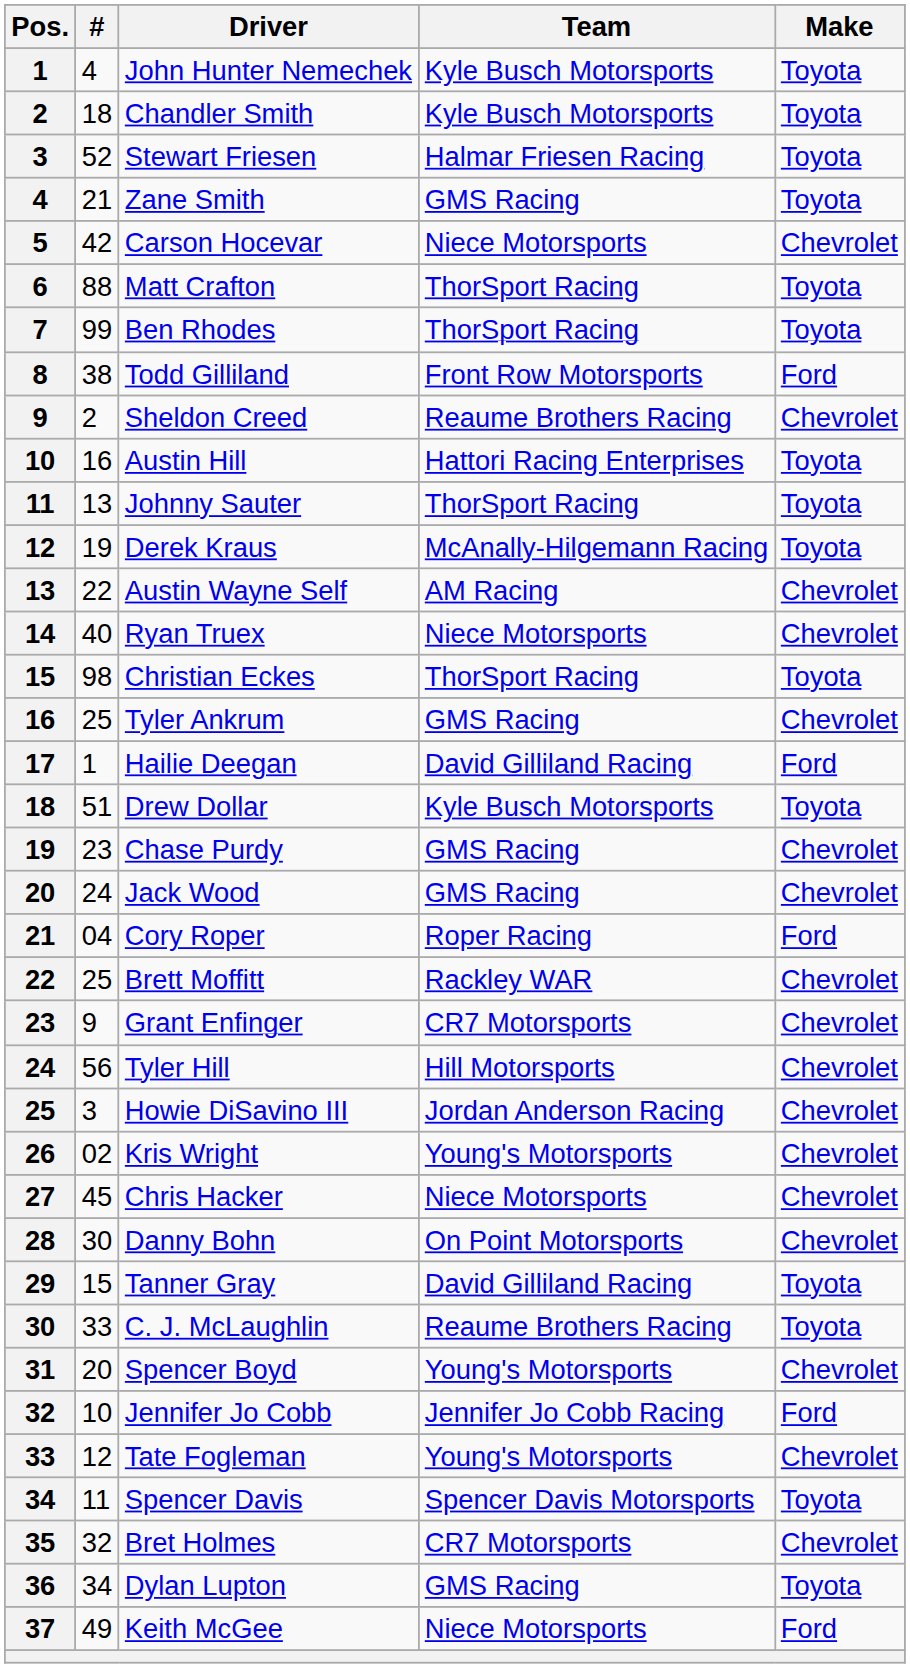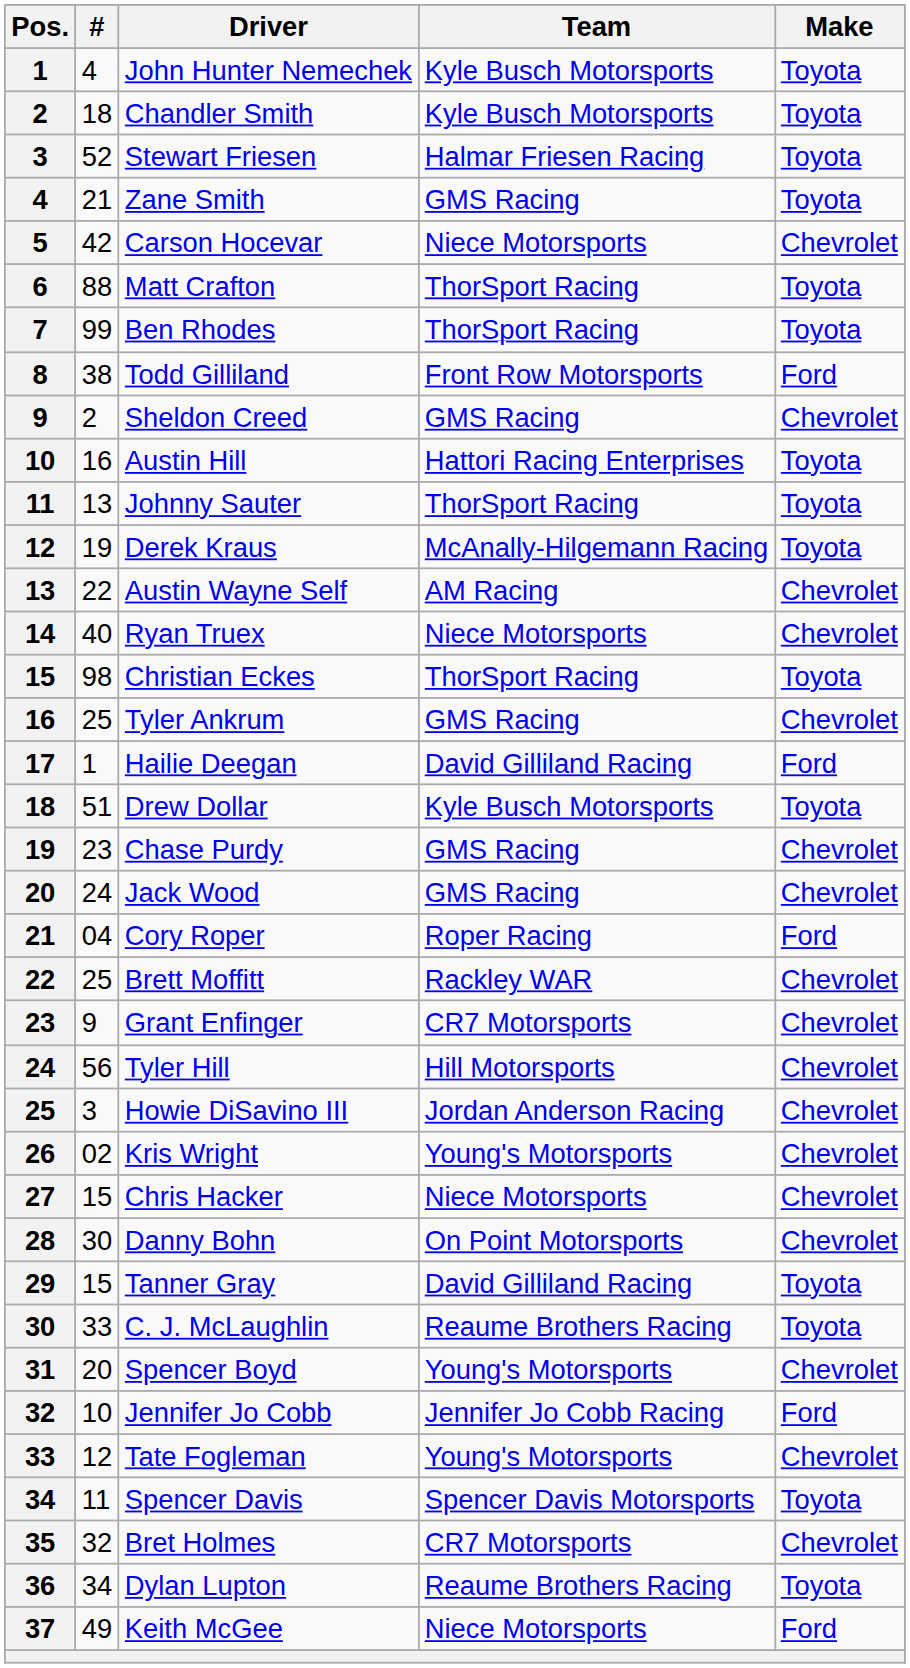(578, 417) Reaume Brothers Racing -> (502, 417) GMS Racing
(97, 1196) 45 -> (97, 1196) 15
(502, 1586) GMS Racing -> (578, 1586) Reaume Brothers Racing
